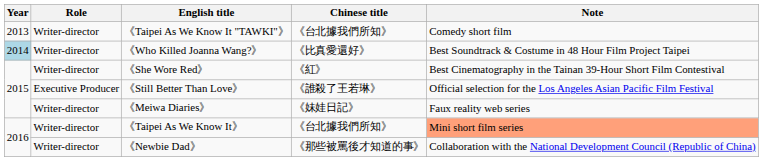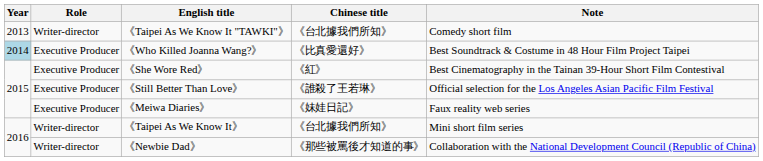(66, 50) Writer-director -> (76, 50) Executive Producer
(66, 69) Writer-director -> (76, 69) Executive Producer
(66, 108) Writer-director -> (76, 108) Executive Producer
(476, 127) lightsalmon background -> (476, 127) no background
